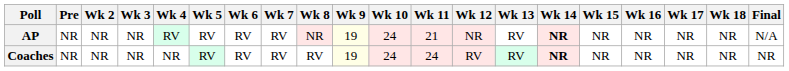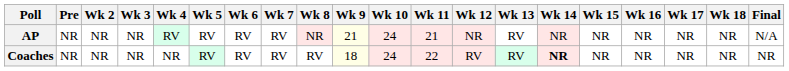(351, 35) 19 -> (351, 35) 21
(558, 35) bold -> (558, 35) normal
(351, 55) 19 -> (351, 55) 18
(432, 55) 24 -> (432, 55) 22
